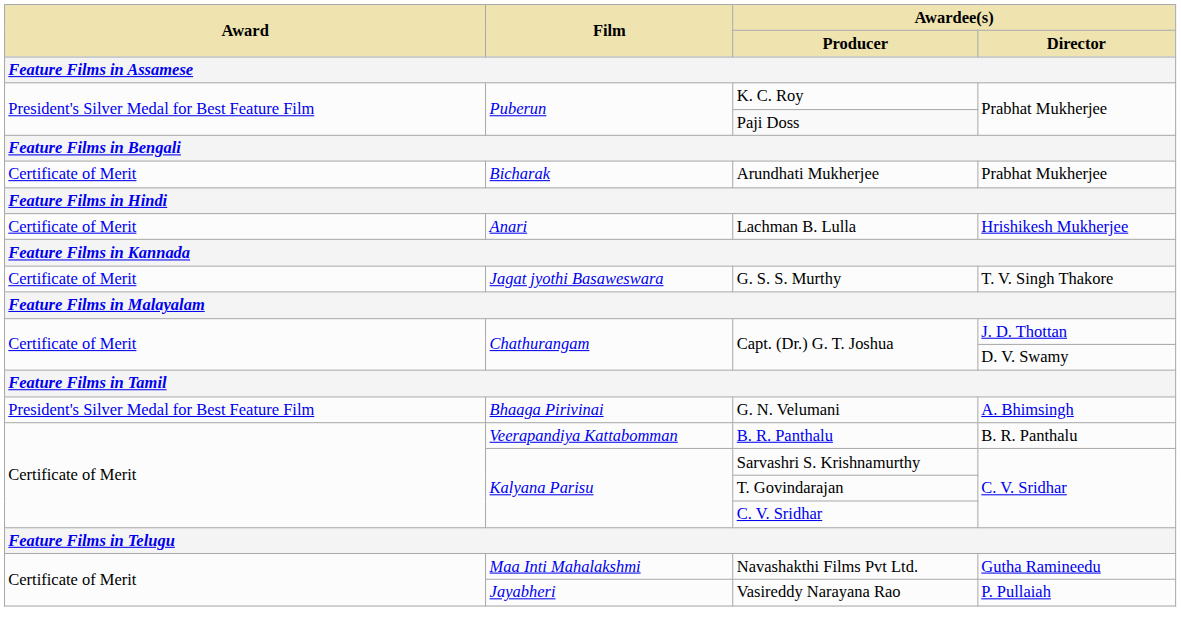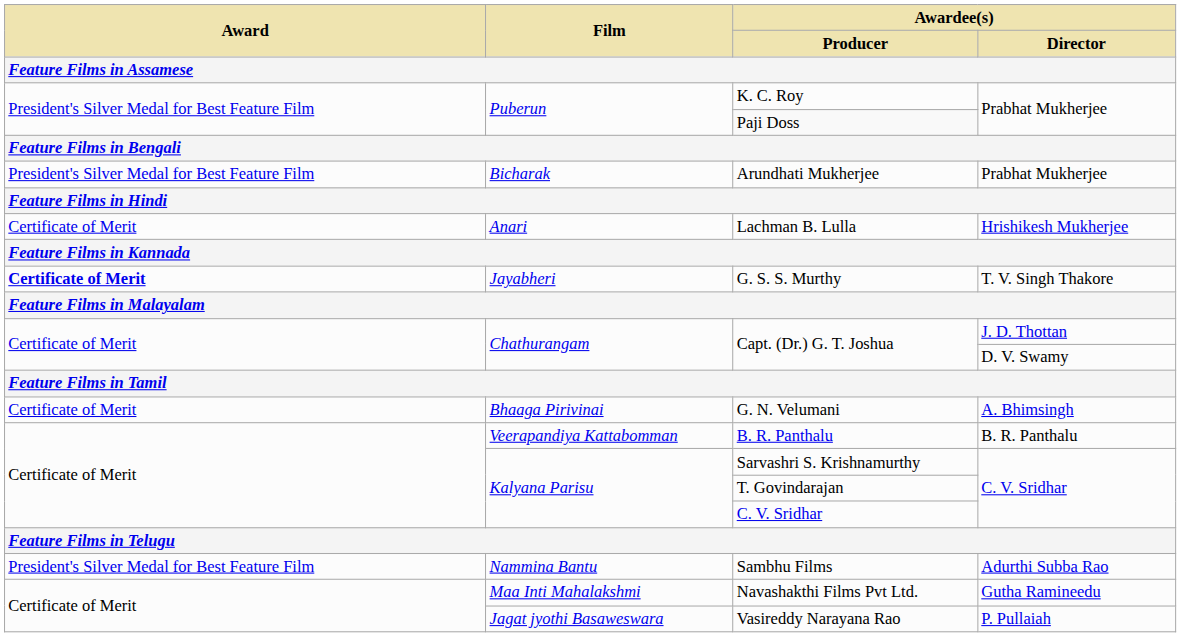(72, 174) Certificate of Merit -> (161, 174) President's Silver Medal for Best Feature Film
(72, 278) normal -> (77, 278) bold
(577, 278) Jagat jyothi Basaweswara -> (523, 278) Jayabheri
(161, 409) President's Silver Medal for Best Feature Film -> (72, 409) Certificate of Merit
+ row: (785, 566)
(523, 592) Jayabheri -> (577, 618) Jagat jyothi Basaweswara
